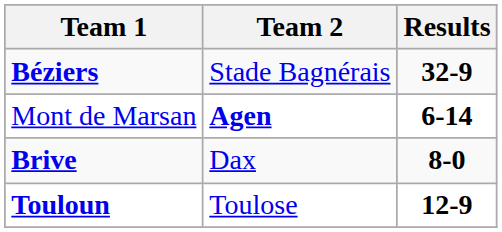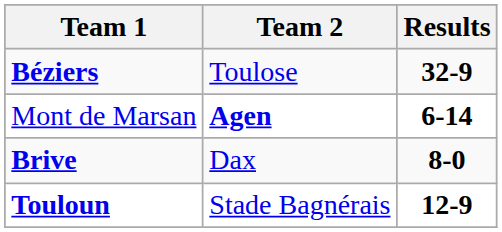(300, 71) Stade Bagnérais -> (253, 71) Toulose
(253, 204) Toulose -> (300, 204) Stade Bagnérais
